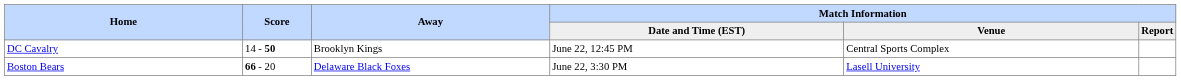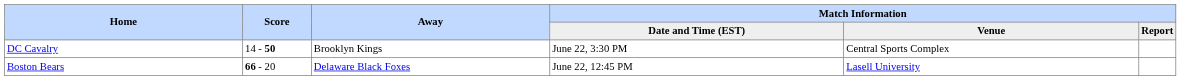(592, 48) June 22, 12:45 PM -> (590, 48) June 22, 3:30 PM
(590, 66) June 22, 3:30 PM -> (592, 66) June 22, 12:45 PM
